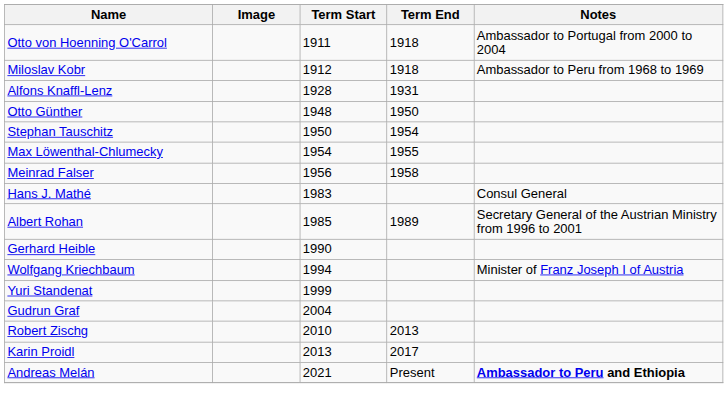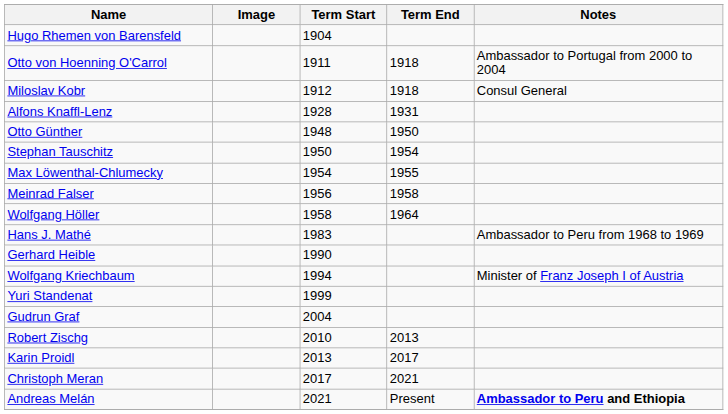+ row: (94, 35)
(590, 70) Ambassador to Peru from 1968 to 1969 -> (522, 91) Consul General
+ row: (53, 214)
(522, 193) Consul General -> (590, 234) Ambassador to Peru from 1968 to 1969
- row: (45, 221)
+ row: (55, 378)
